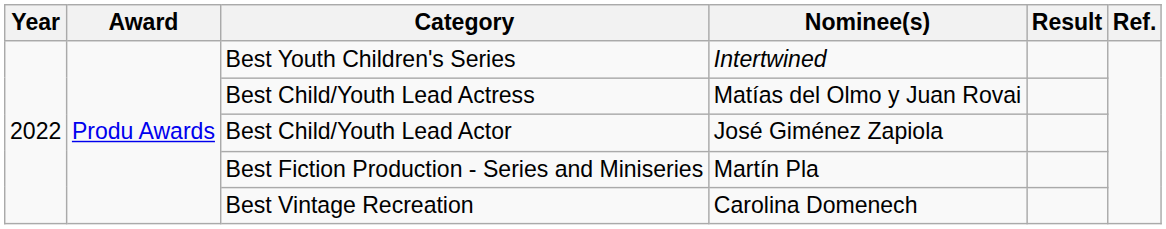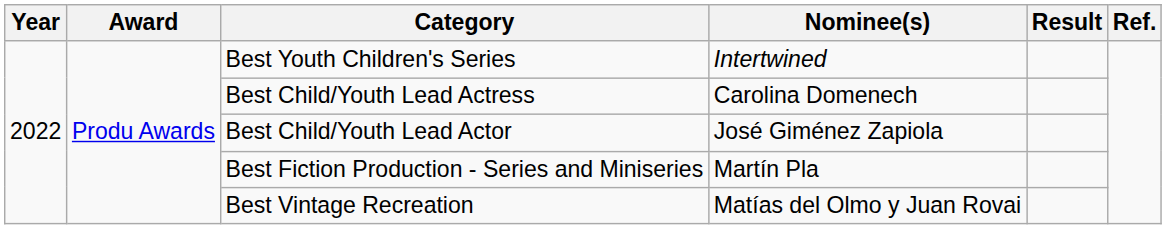(867, 95) Matías del Olmo y Juan Rovai -> (816, 95) Carolina Domenech
(816, 205) Carolina Domenech -> (867, 205) Matías del Olmo y Juan Rovai
